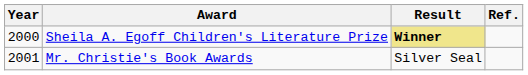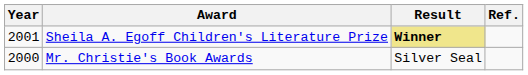(24, 37) 2000 -> (24, 37) 2001
(24, 59) 2001 -> (24, 59) 2000
